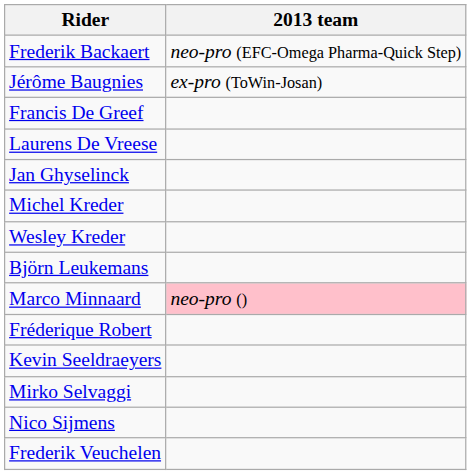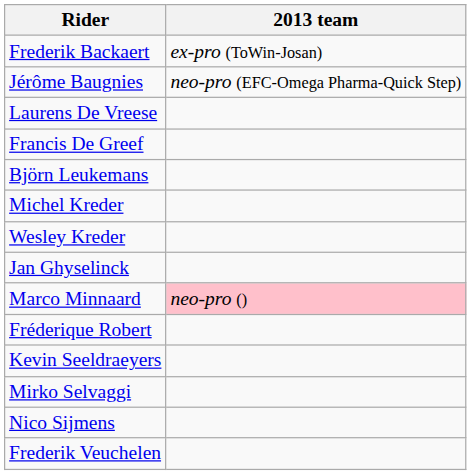(316, 50) neo-pro (EFC-Omega Pharma-Quick Step) -> (246, 50) ex-pro (ToWin-Josan)
(246, 81) ex-pro (ToWin-Josan) -> (316, 81) neo-pro (EFC-Omega Pharma-Quick Step)
rows swapped: (76, 112) <-> (83, 143)
rows swapped: (69, 174) <-> (79, 267)
